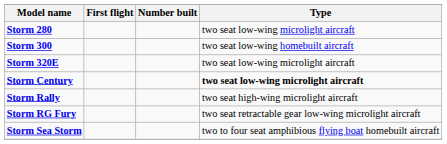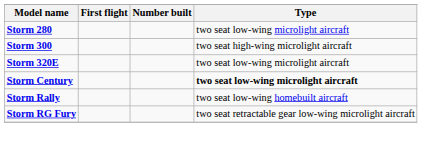(278, 47) two seat low-wing homebuilt aircraft -> (274, 47) two seat high-wing microlight aircraft
(280, 97) two seat high-wing microlight aircraft -> (272, 97) two seat low-wing homebuilt aircraft
- row: (44, 131)
